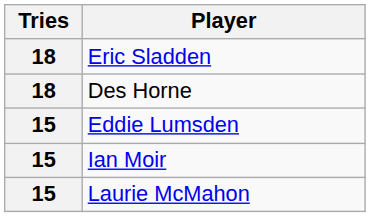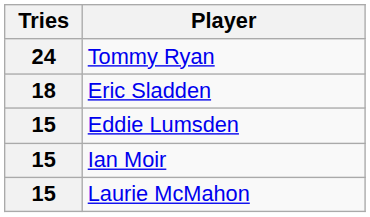+ row: (151, 56)
- row: (140, 90)
